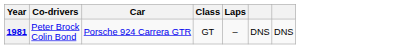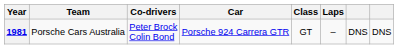+ column: (78, 12)
